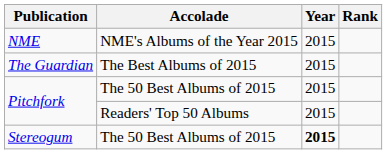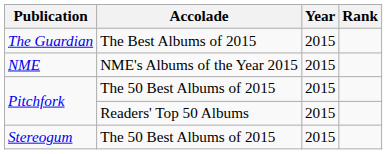rows swapped: (51, 64) <-> (24, 40)
(320, 137) bold -> (320, 137) normal
